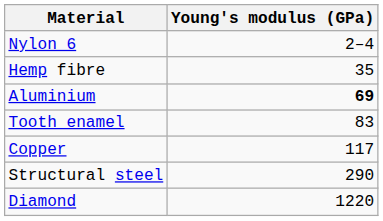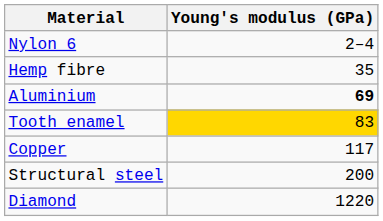(364, 123) no background -> (364, 123) gold background
(360, 175) 290 -> (360, 175) 200
